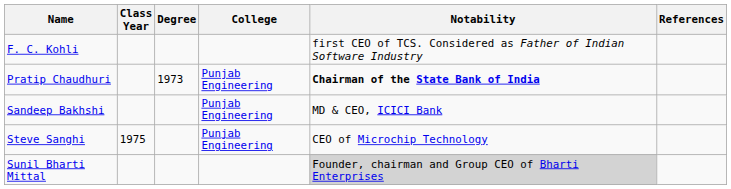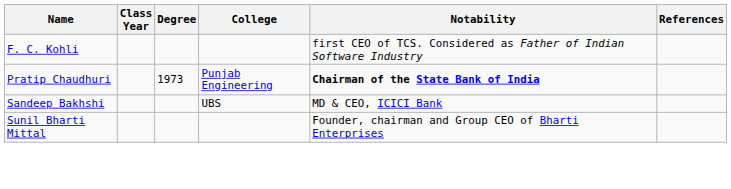(237, 110) Punjab Engineering -> (211, 103) UBS
- row: (46, 140)
(446, 170) lightgrey background -> (446, 127) no background
